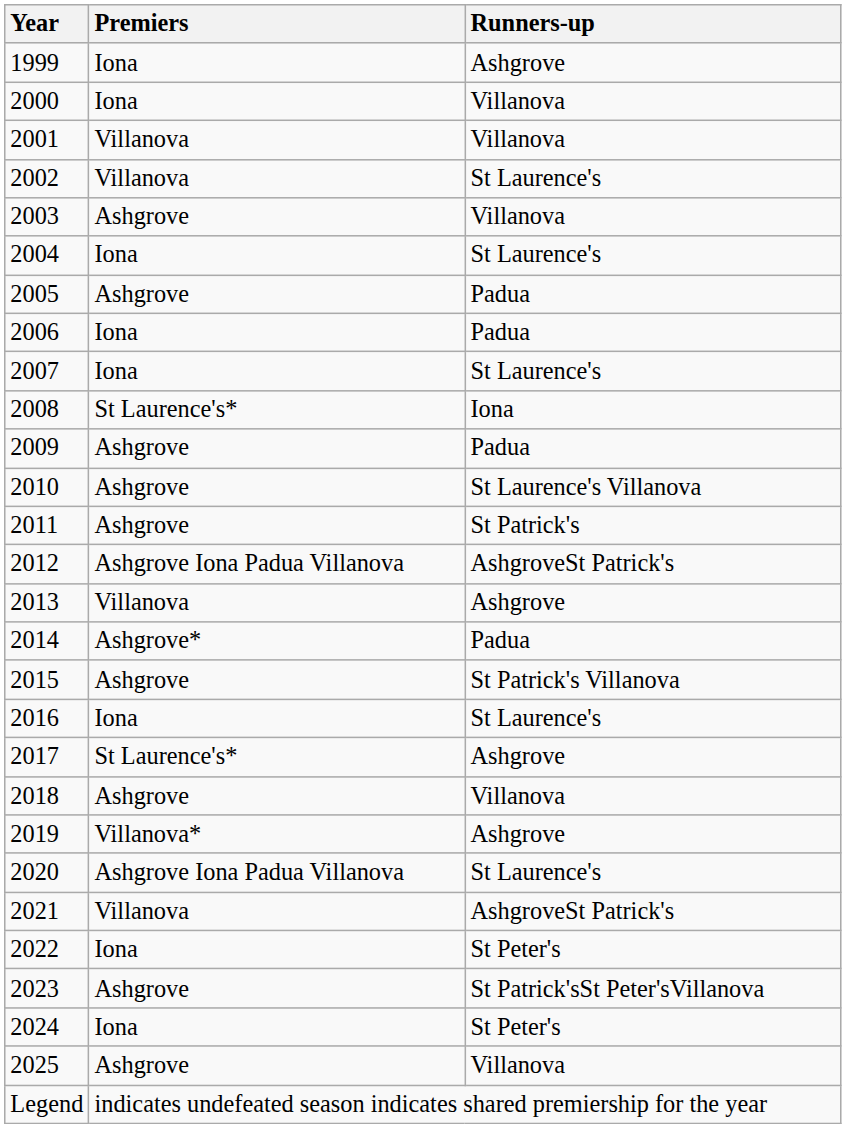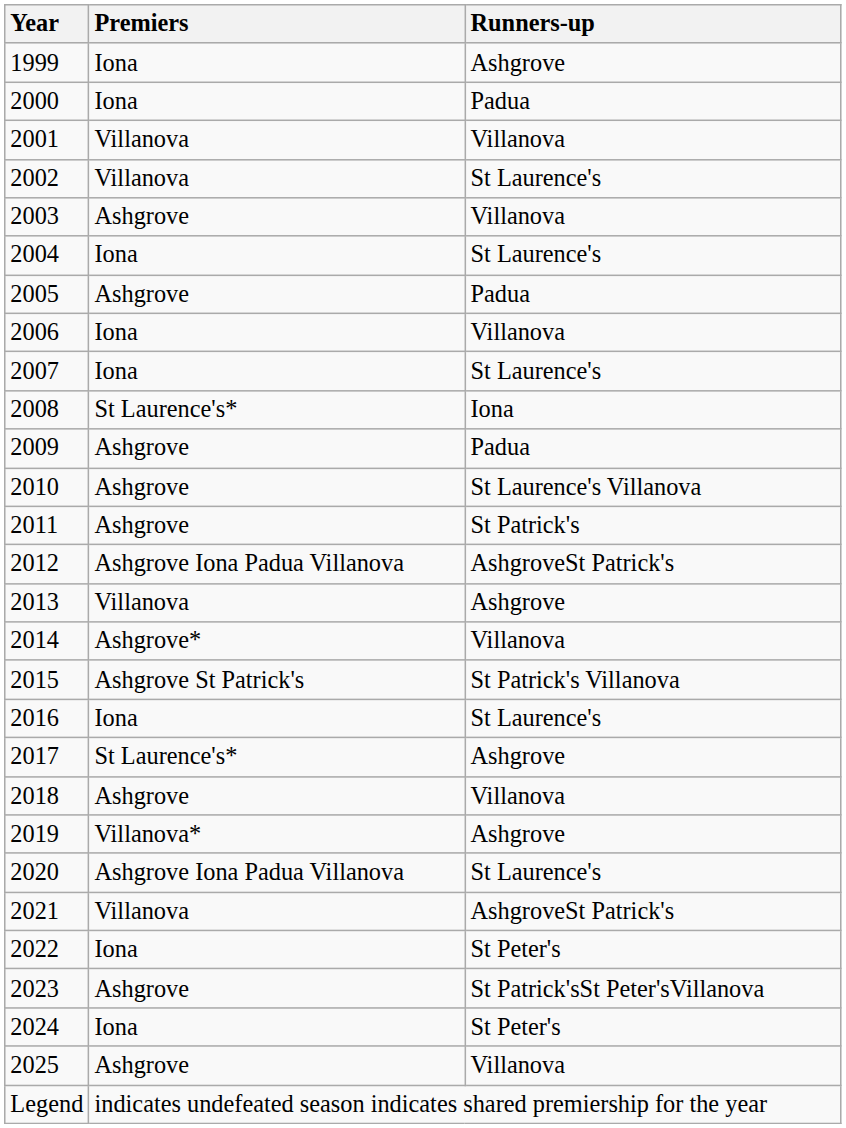(518, 100) Villanova -> (500, 100) Padua
(500, 332) Padua -> (518, 332) Villanova
(500, 640) Padua -> (518, 640) Villanova
(142, 679) Ashgrove -> (199, 679) Ashgrove St Patrick's
